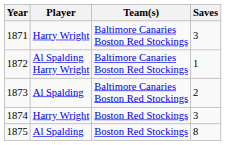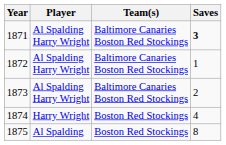(61, 35) Harry Wright -> (61, 35) Al Spalding Harry Wright
(196, 35) normal -> (196, 35) bold
(58, 92) Al Spalding -> (61, 92) Al Spalding Harry Wright
(196, 115) 3 -> (196, 115) 4
